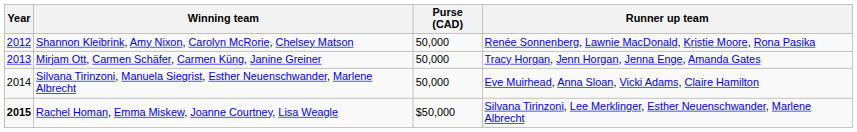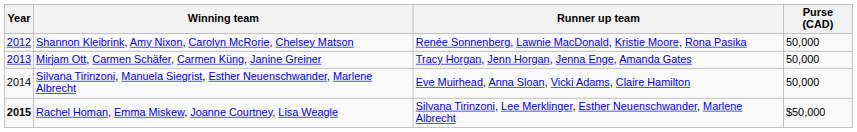columns swapped: (667, 19) <-> (448, 19)
